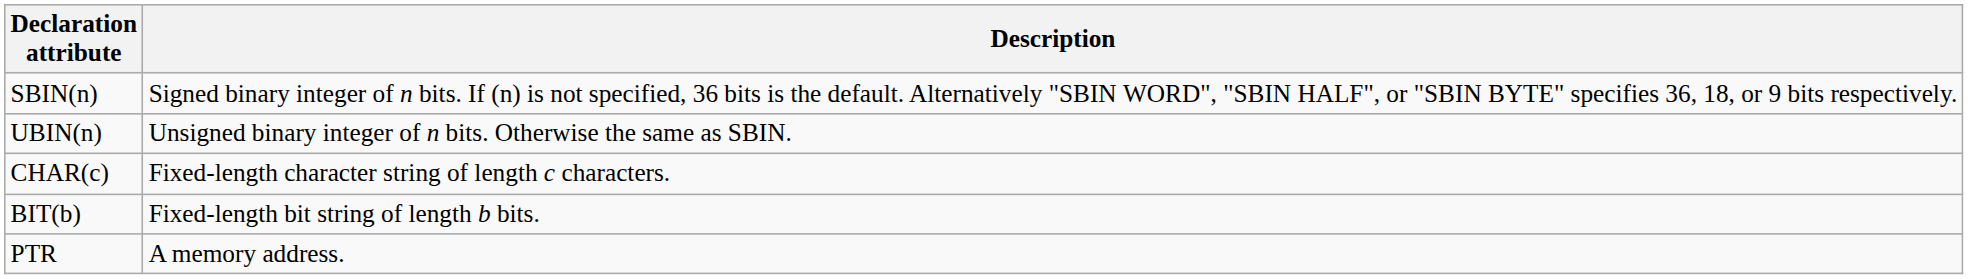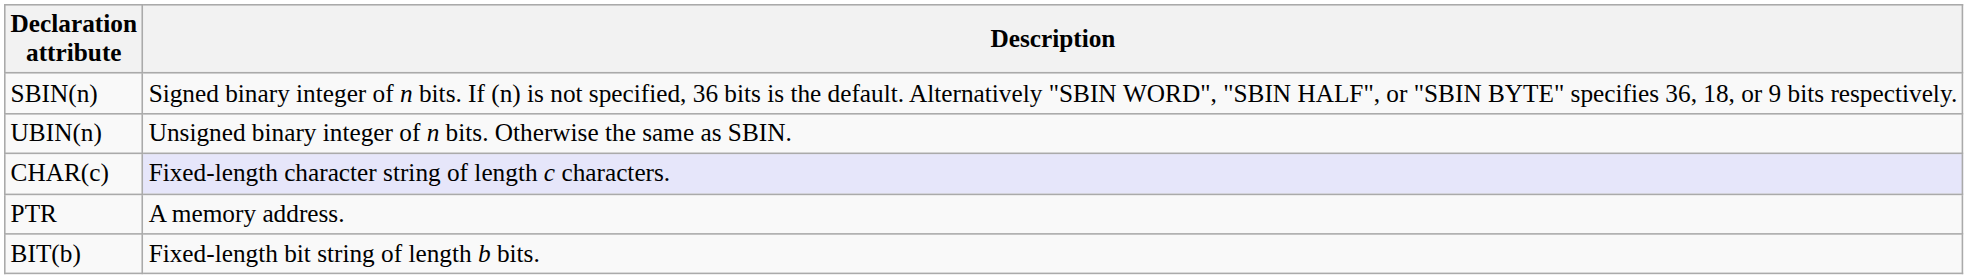(409, 173) no background -> (409, 173) lavender background
rows swapped: (46, 213) <-> (34, 253)
